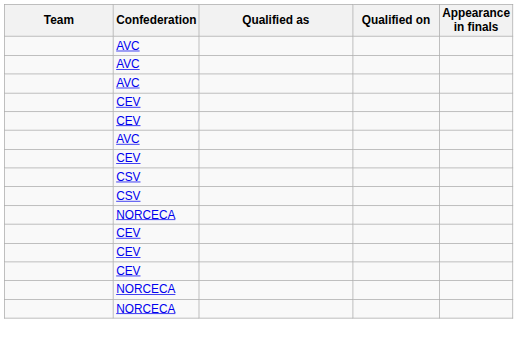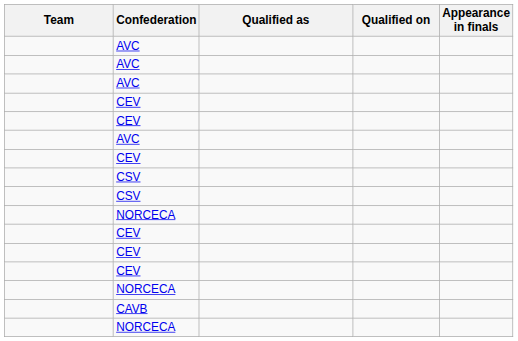+ row: (59, 309)
